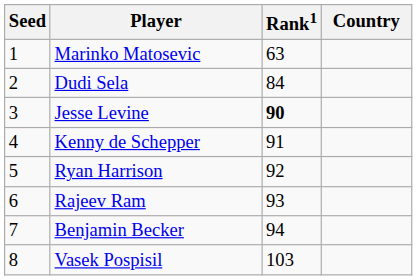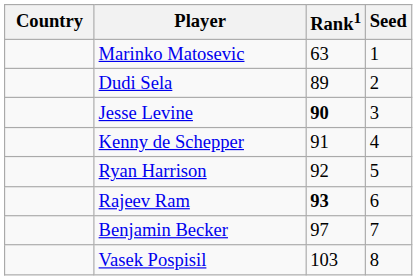columns swapped: (366, 21) <-> (27, 21)
(275, 83) 84 -> (319, 83) 89
(275, 200) normal -> (319, 200) bold
(275, 230) 94 -> (319, 230) 97
